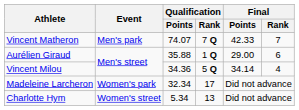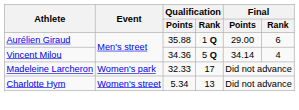- row: (42, 40)
(179, 84) 32.34 -> (179, 69) 32.33
